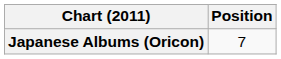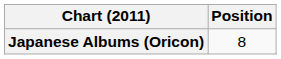(242, 41) 7 -> (242, 41) 8
